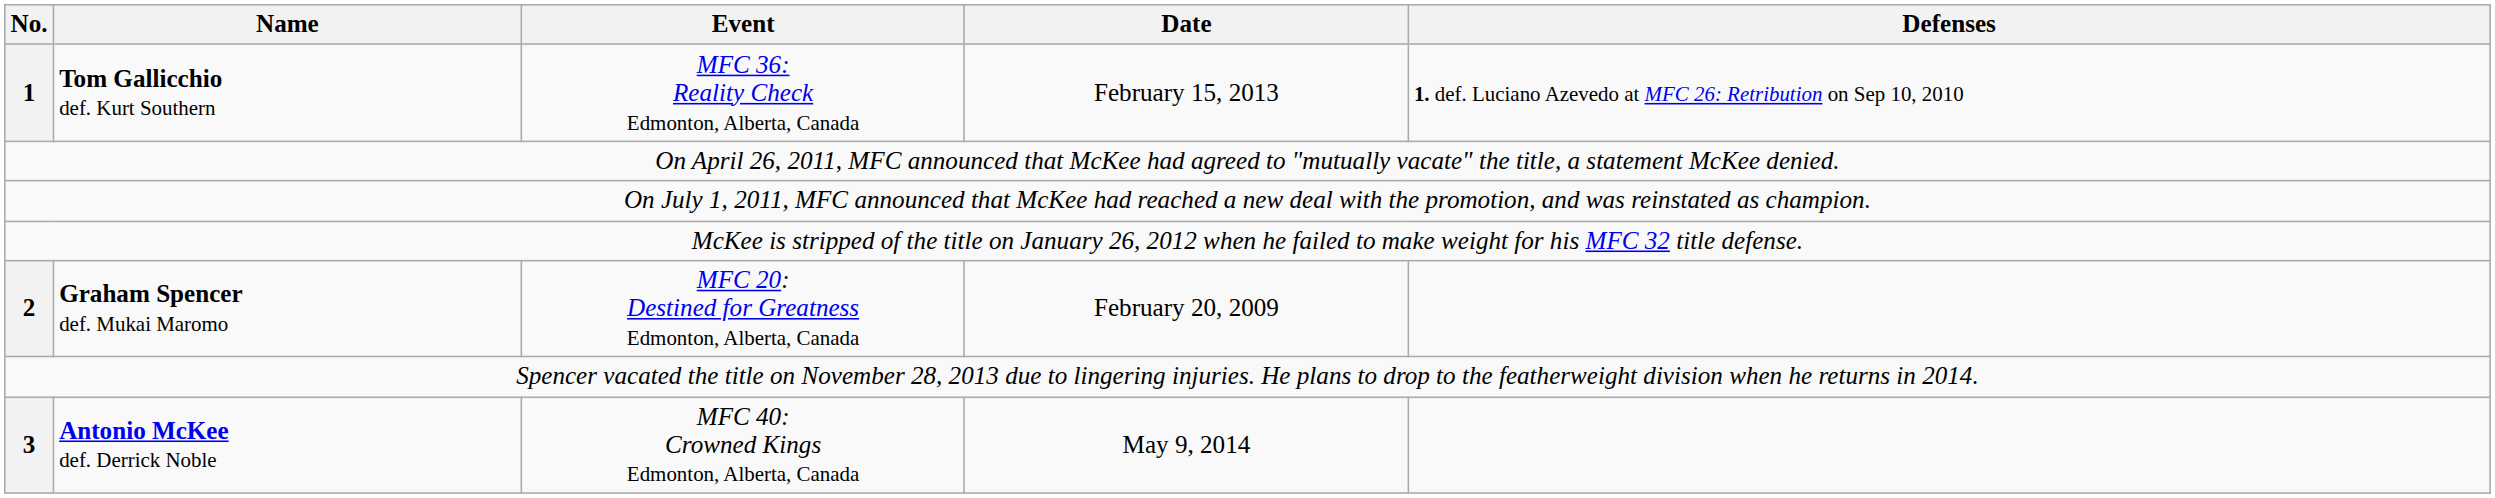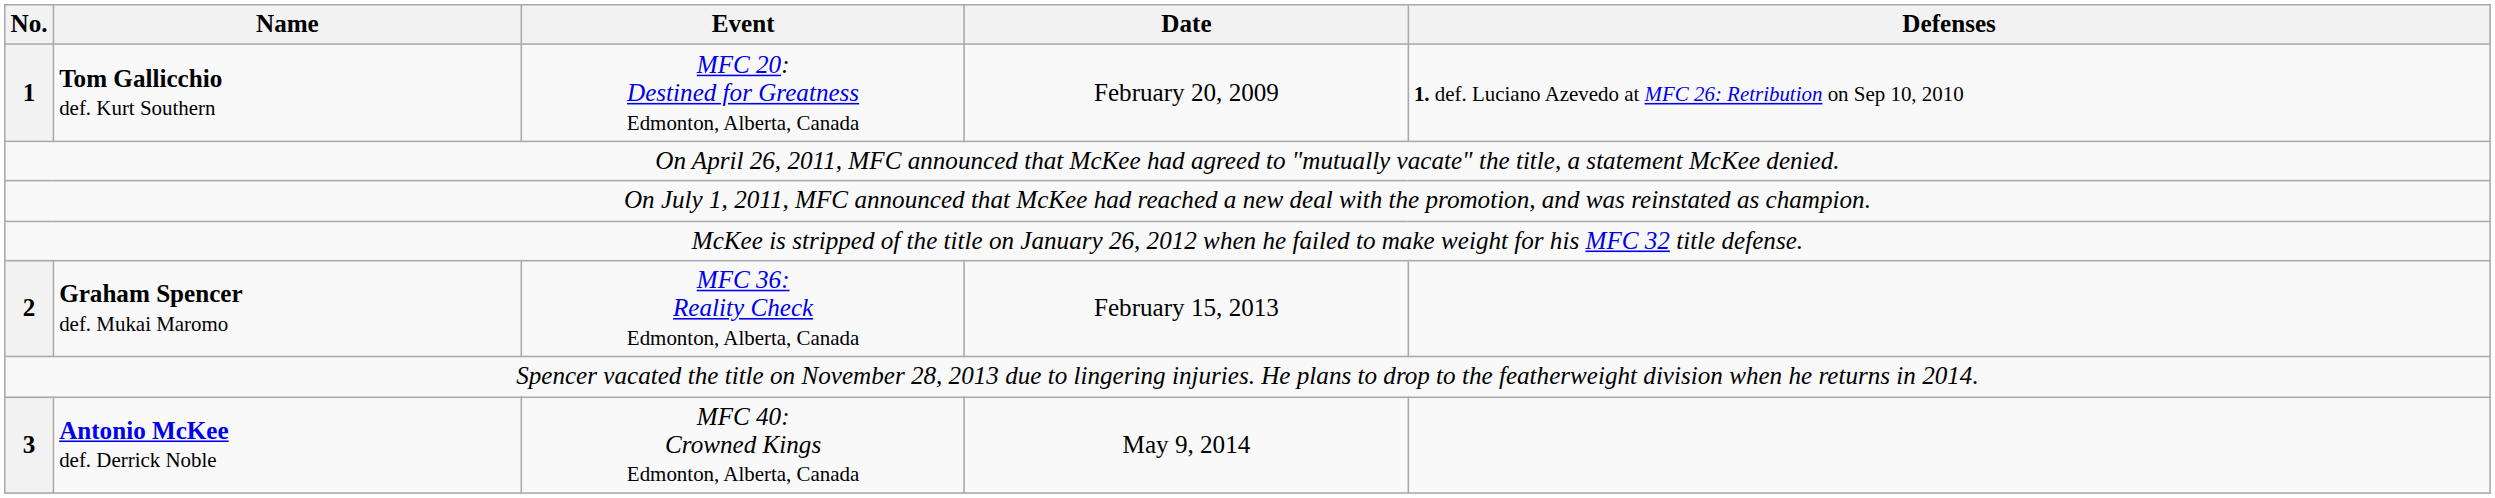(743, 92) MFC 36: Reality Check Edmonton, Alberta, Canada -> (743, 92) MFC 20: Destined for Greatness Edmonton, Alberta, Canada
(1186, 92) February 15, 2013 -> (1186, 92) February 20, 2009
(743, 308) MFC 20: Destined for Greatness Edmonton, Alberta, Canada -> (743, 308) MFC 36: Reality Check Edmonton, Alberta, Canada
(1186, 308) February 20, 2009 -> (1186, 308) February 15, 2013
